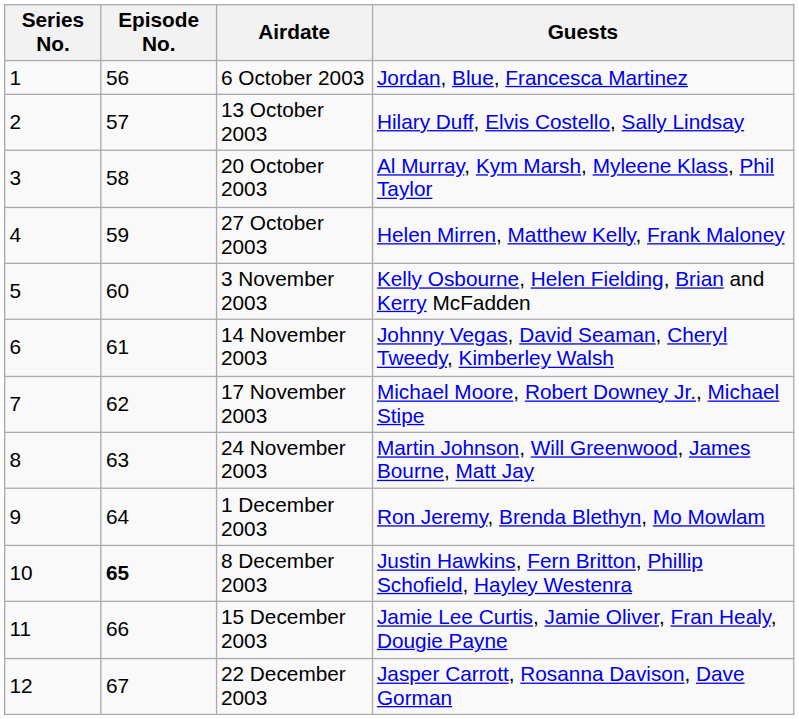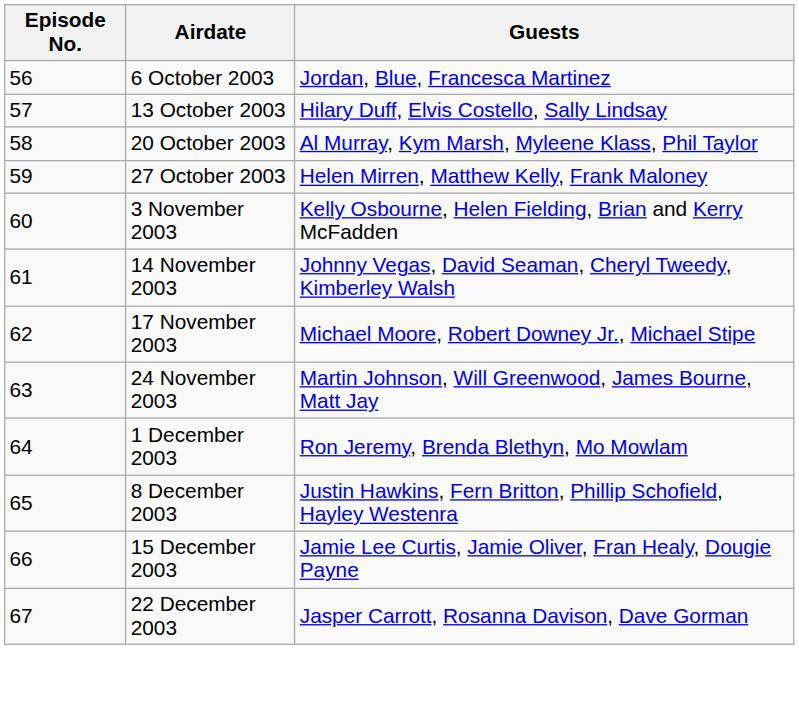- column: (53, 32)
(118, 573) bold -> (21, 502) normal
